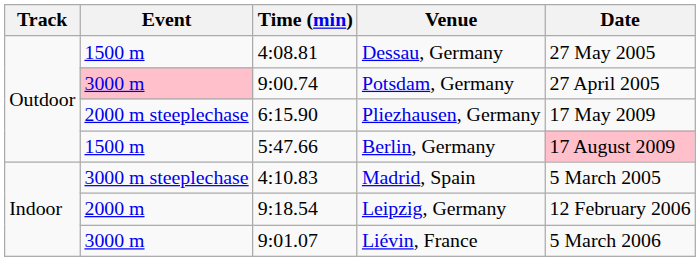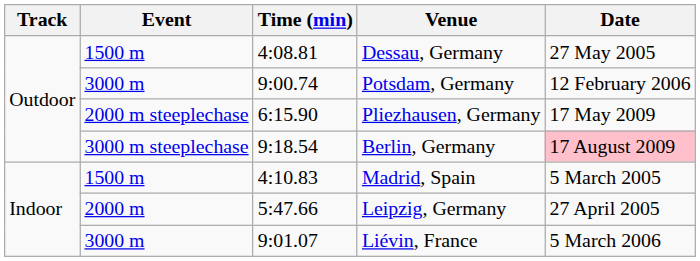(115, 83) pink background -> (115, 83) no background
(605, 83) 27 April 2005 -> (620, 83) 12 February 2006
(115, 146) 1500 m -> (167, 146) 3000 m steeplechase
(288, 146) 5:47.66 -> (288, 146) 9:18.54
(167, 177) 3000 m steeplechase -> (115, 177) 1500 m
(288, 209) 9:18.54 -> (288, 209) 5:47.66
(620, 209) 12 February 2006 -> (605, 209) 27 April 2005
